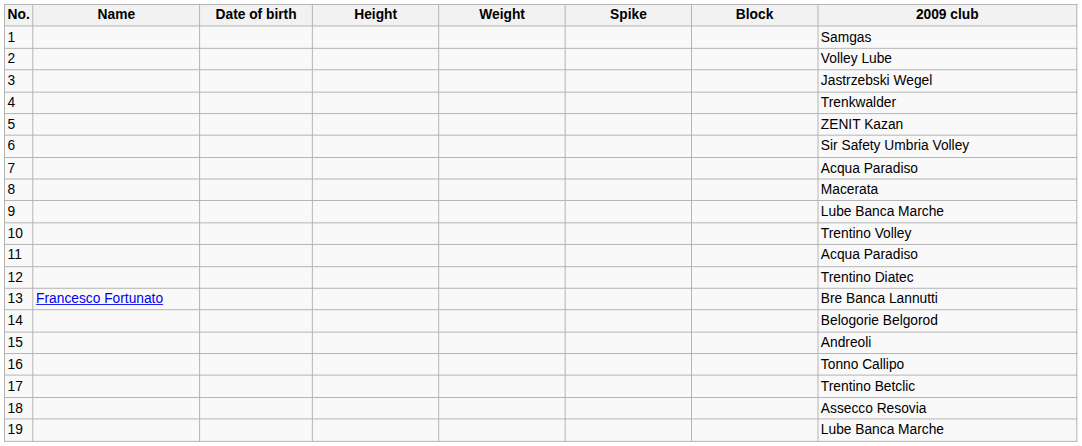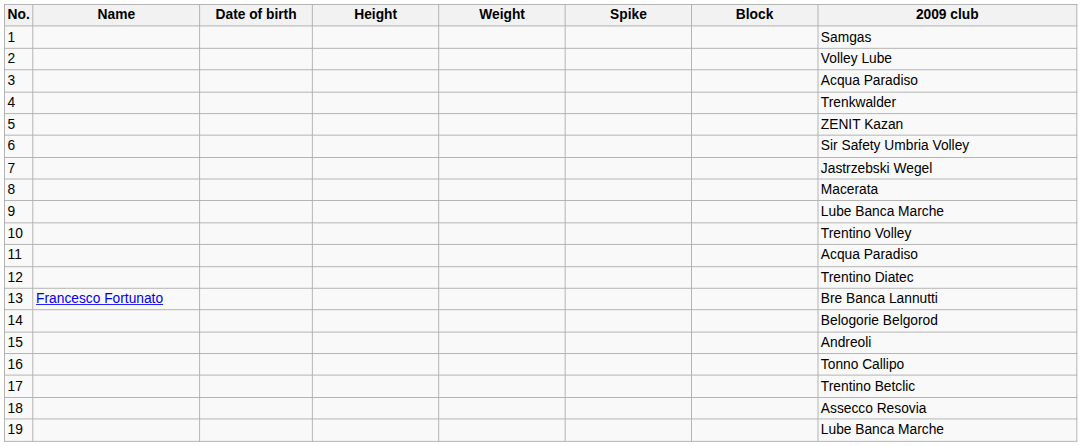(877, 80) Jastrzebski Wegel -> (869, 80) Acqua Paradiso
(869, 168) Acqua Paradiso -> (877, 168) Jastrzebski Wegel
